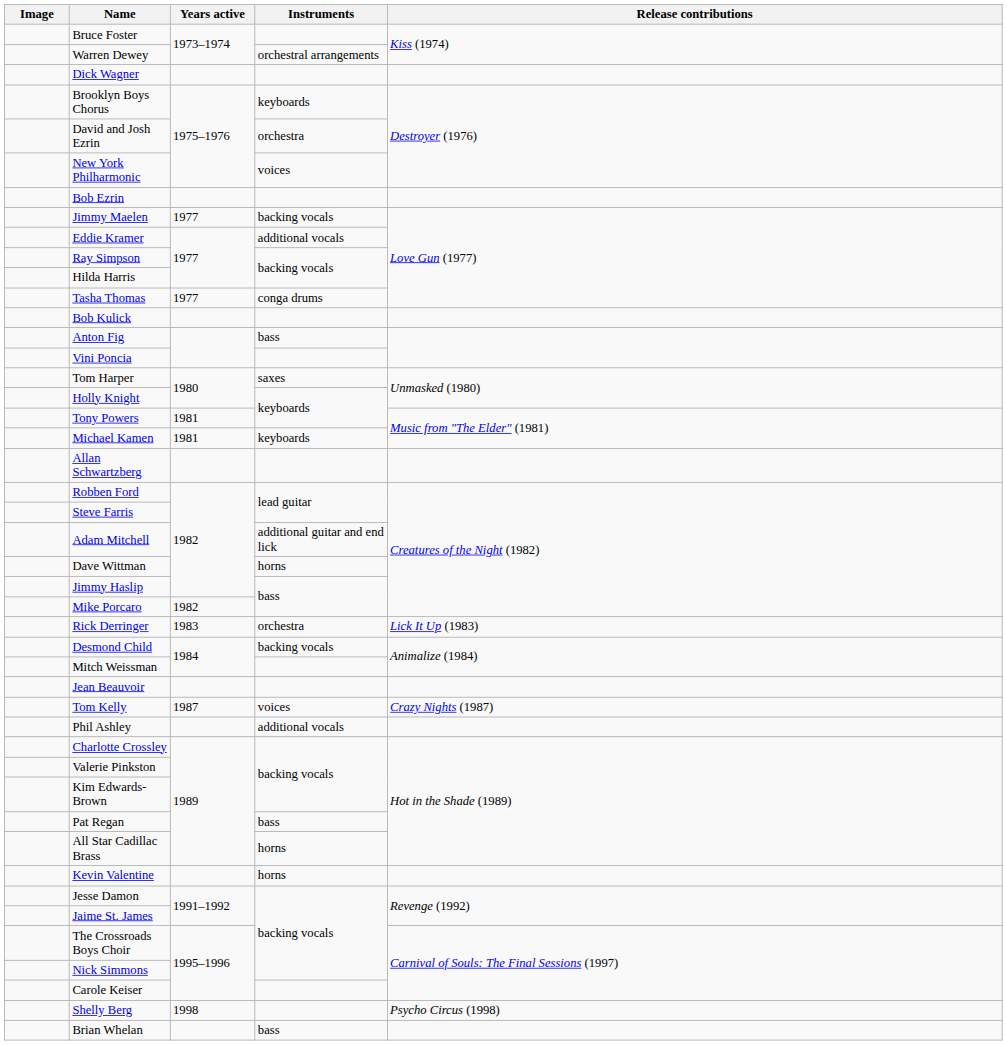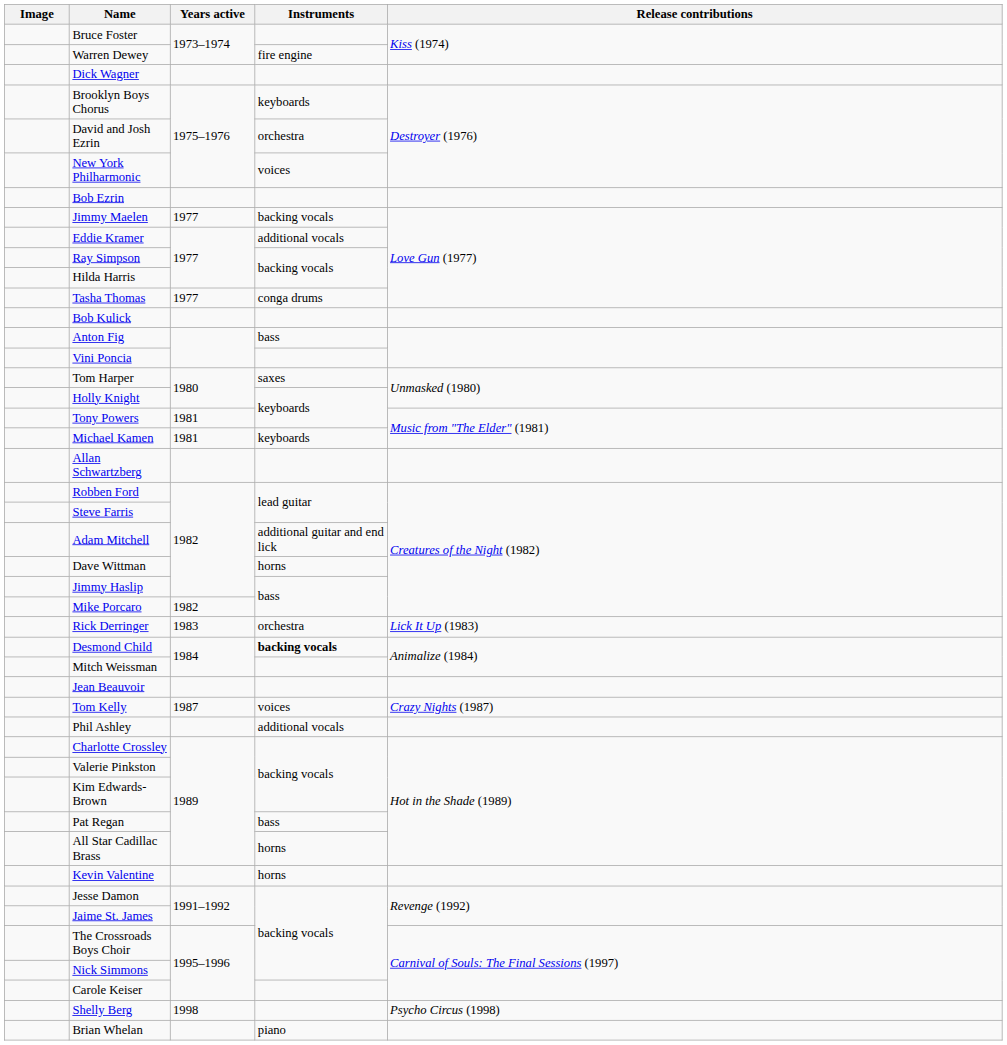(318, 54) orchestral arrangements -> (285, 54) fire engine
(296, 646) normal -> (297, 646) bold
(269, 1030) bass -> (272, 1030) piano
